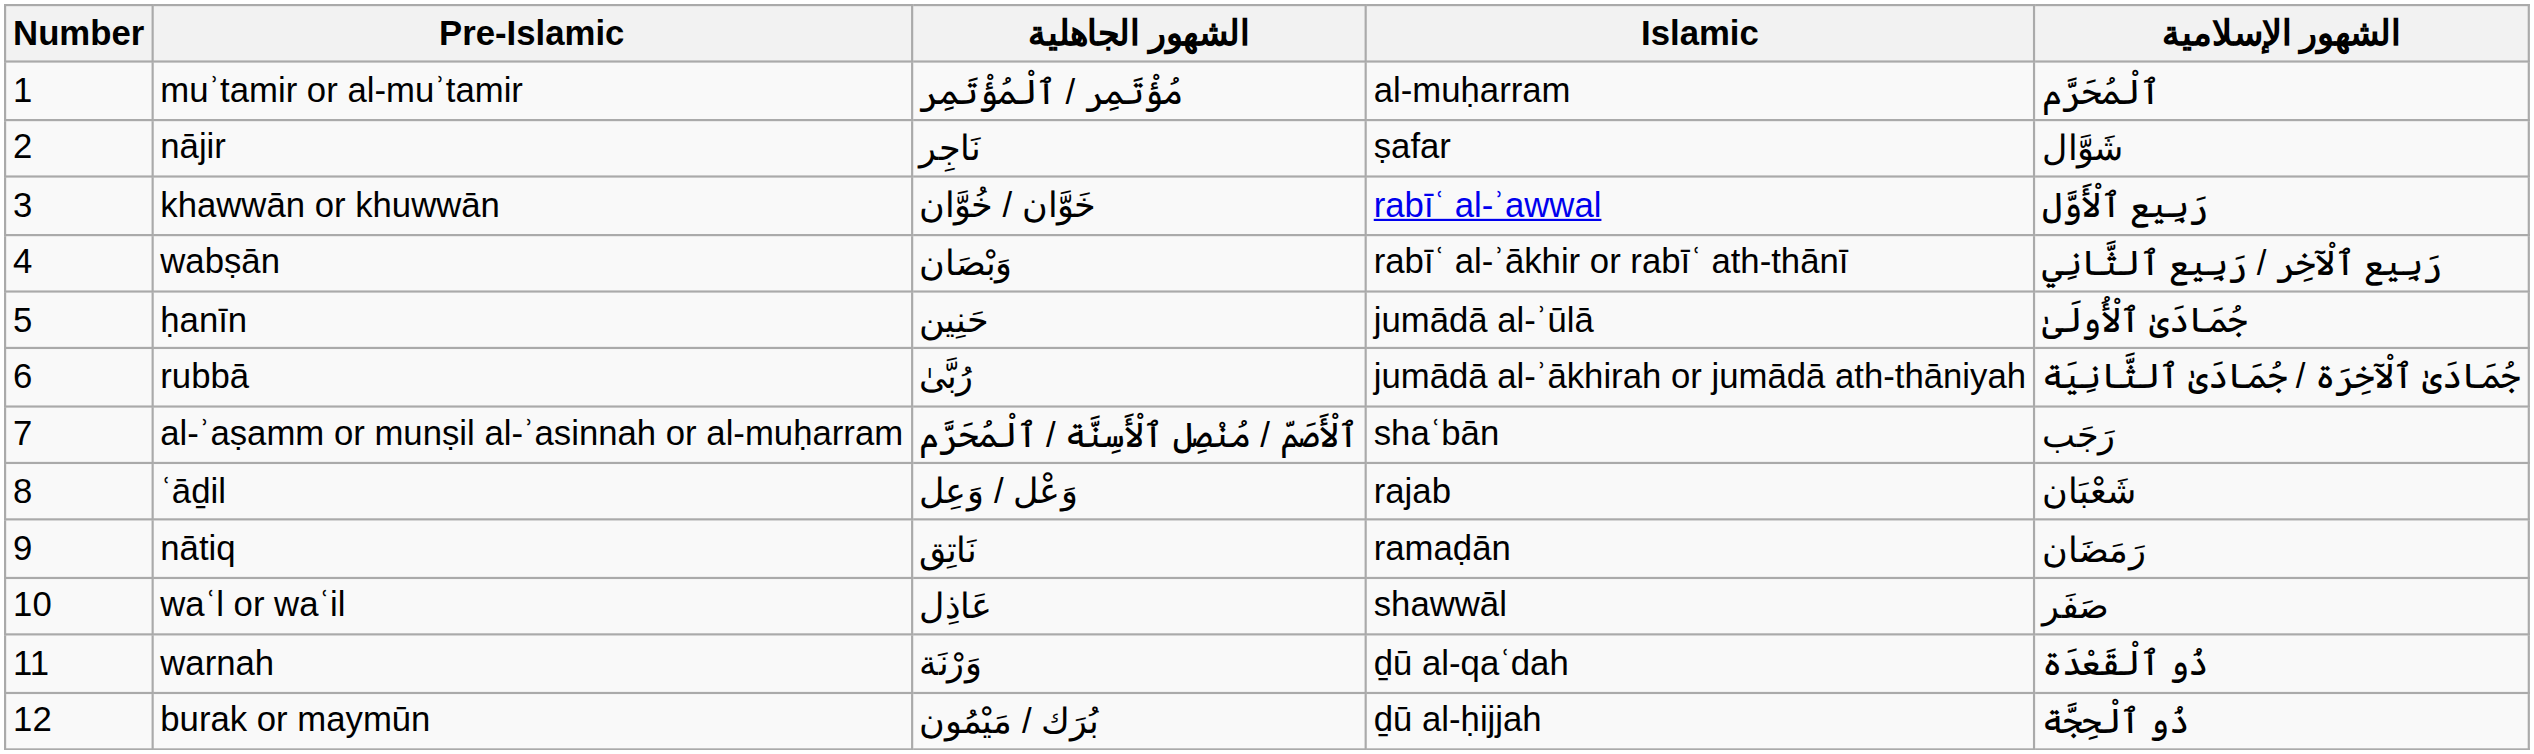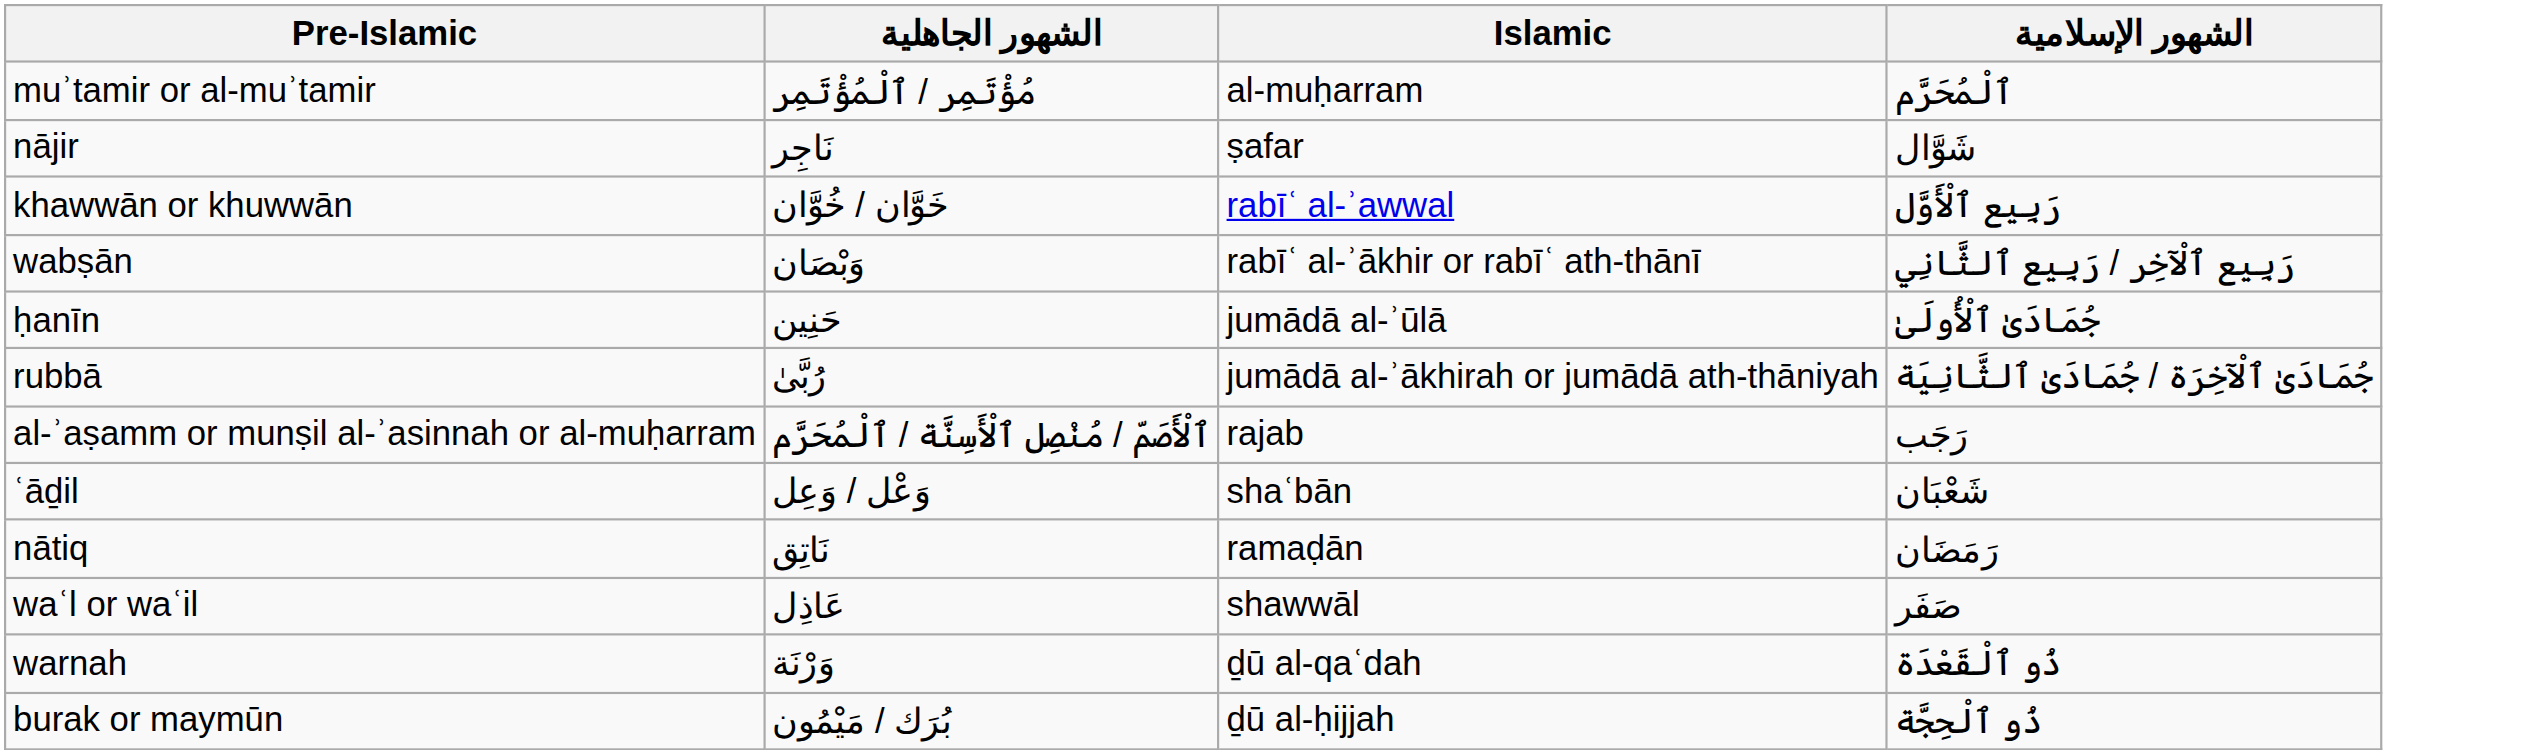- column: (79, 33)
(1436, 433) shaʿbān -> (1265, 433) rajab
(1412, 490) rajab -> (1289, 490) shaʿbān
